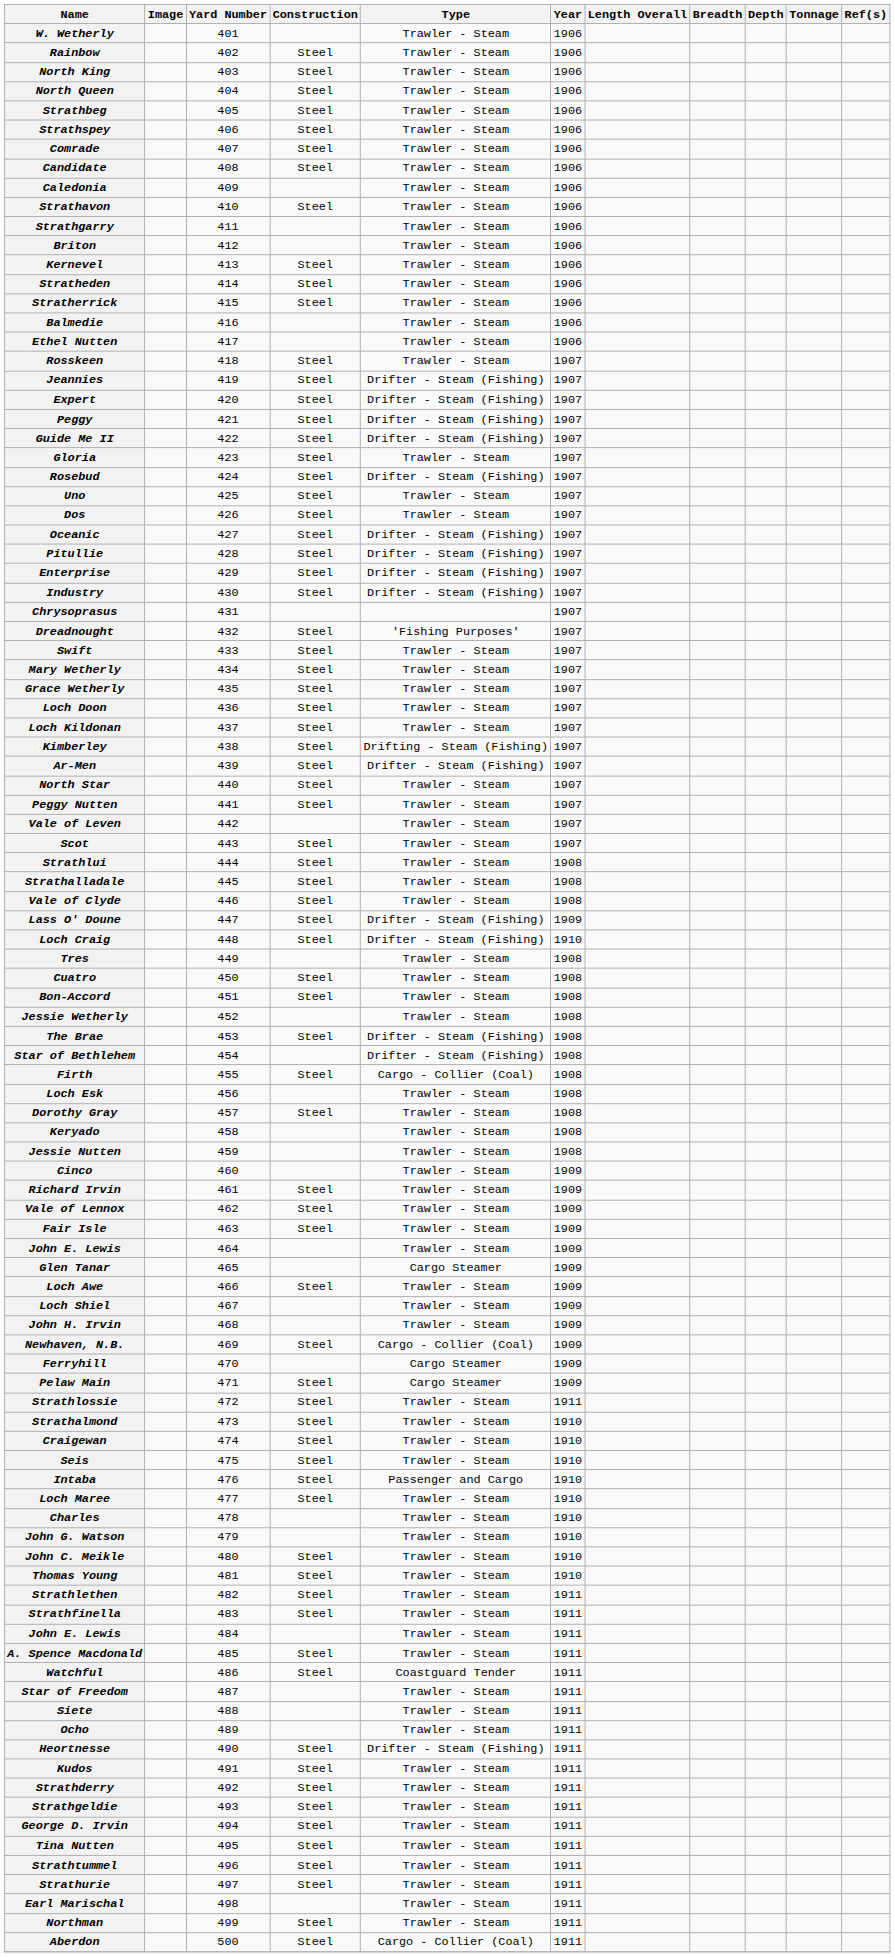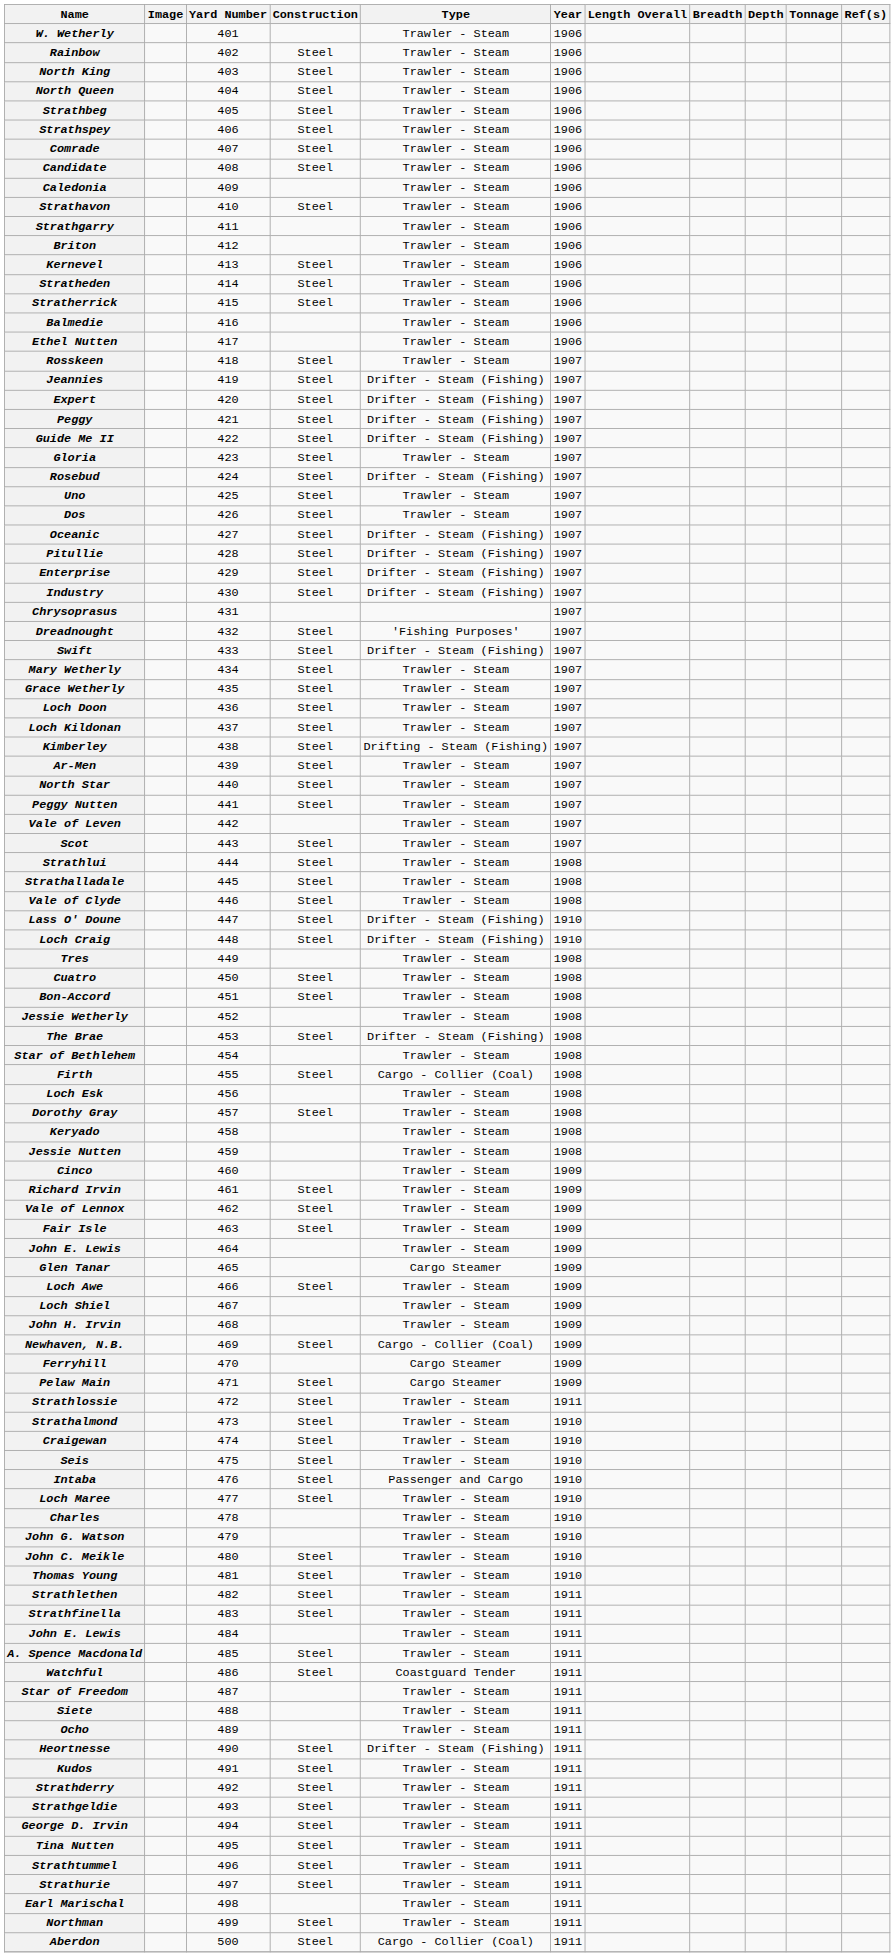(456, 650) Trawler - Steam -> (456, 650) Drifter - Steam (Fishing)
(456, 766) Drifter - Steam (Fishing) -> (456, 766) Trawler - Steam
(568, 920) 1909 -> (568, 920) 1910
(456, 1055) Drifter - Steam (Fishing) -> (456, 1055) Trawler - Steam
